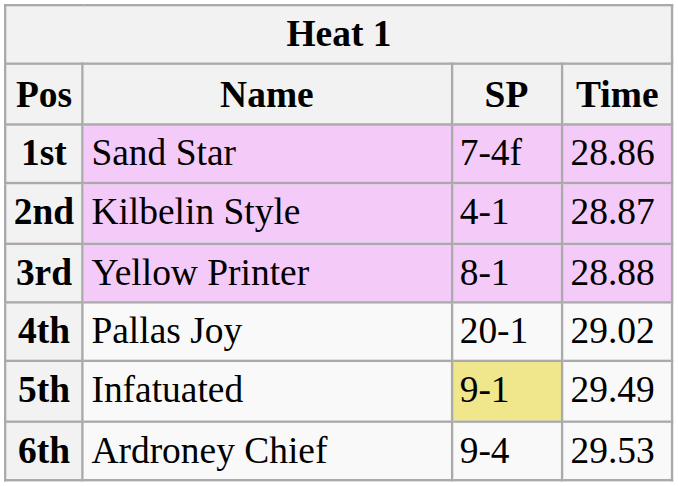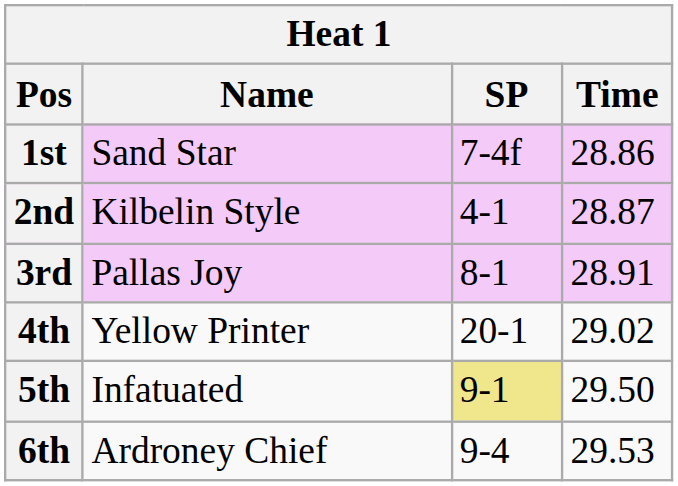(200, 271) Yellow Printer -> (167, 271) Pallas Joy
(613, 271) 28.88 -> (613, 271) 28.91
(167, 331) Pallas Joy -> (200, 331) Yellow Printer
(613, 390) 29.49 -> (613, 390) 29.50
